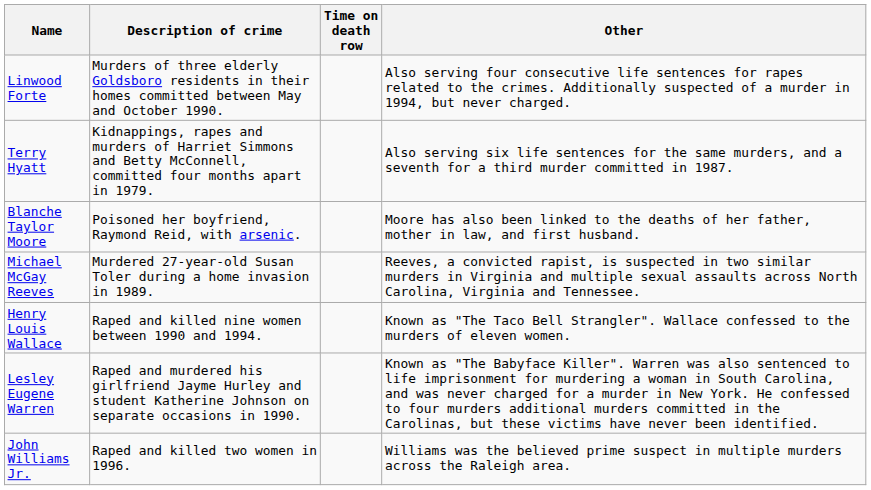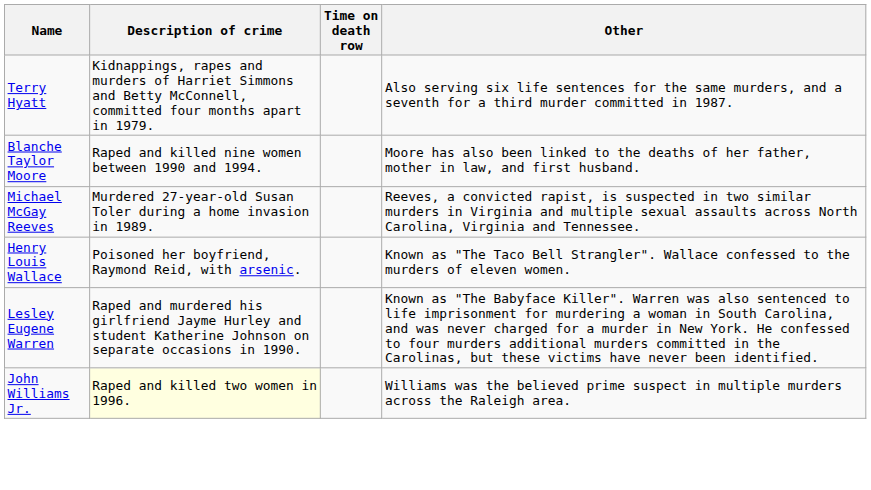- row: (35, 88)
(197, 226) Poisoned her boyfriend, Raymond Reid, with arsenic. -> (197, 161) Raped and killed nine women between 1990 and 1994.
(197, 328) Raped and killed nine women between 1990 and 1994. -> (197, 262) Poisoned her boyfriend, Raymond Reid, with arsenic.
(205, 459) no background -> (205, 393) lightyellow background
